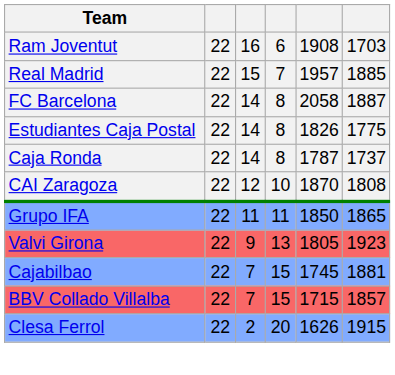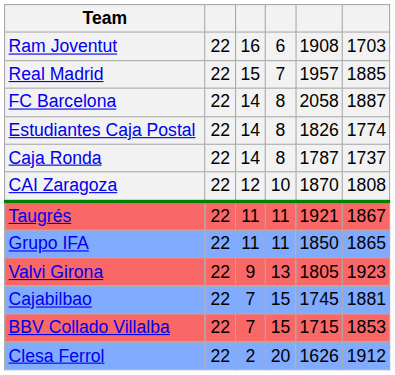(366, 130) 1775 -> (366, 130) 1774
+ row: (40, 216)
(366, 299) 1857 -> (366, 327) 1853
(366, 327) 1915 -> (366, 355) 1912
